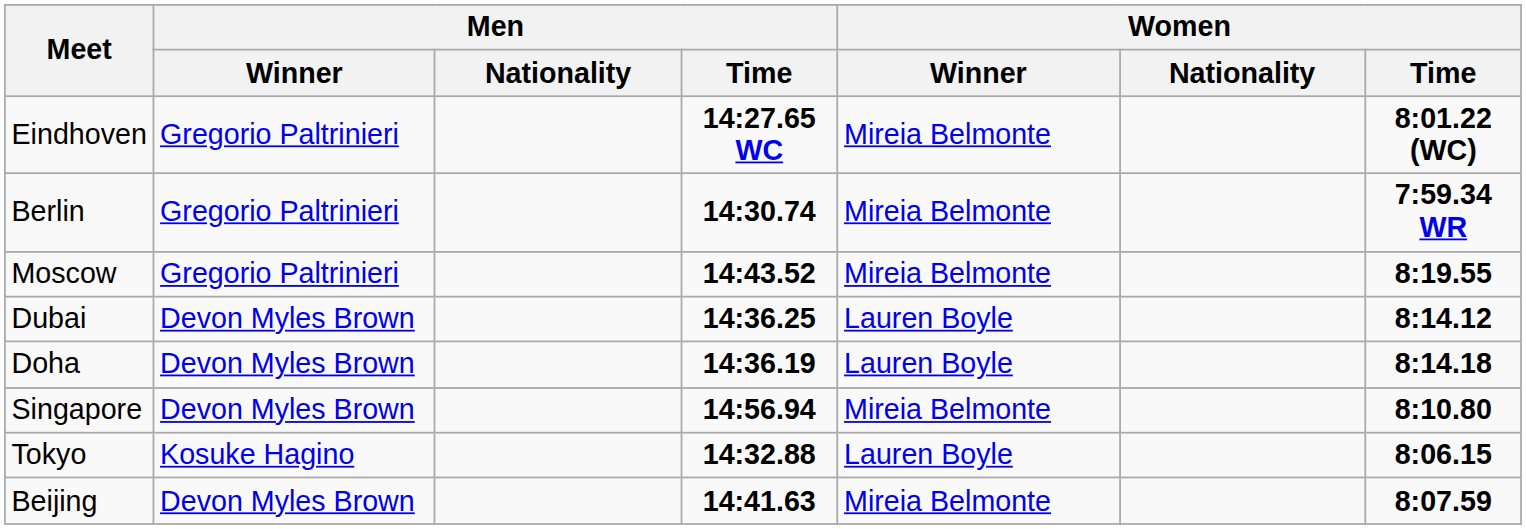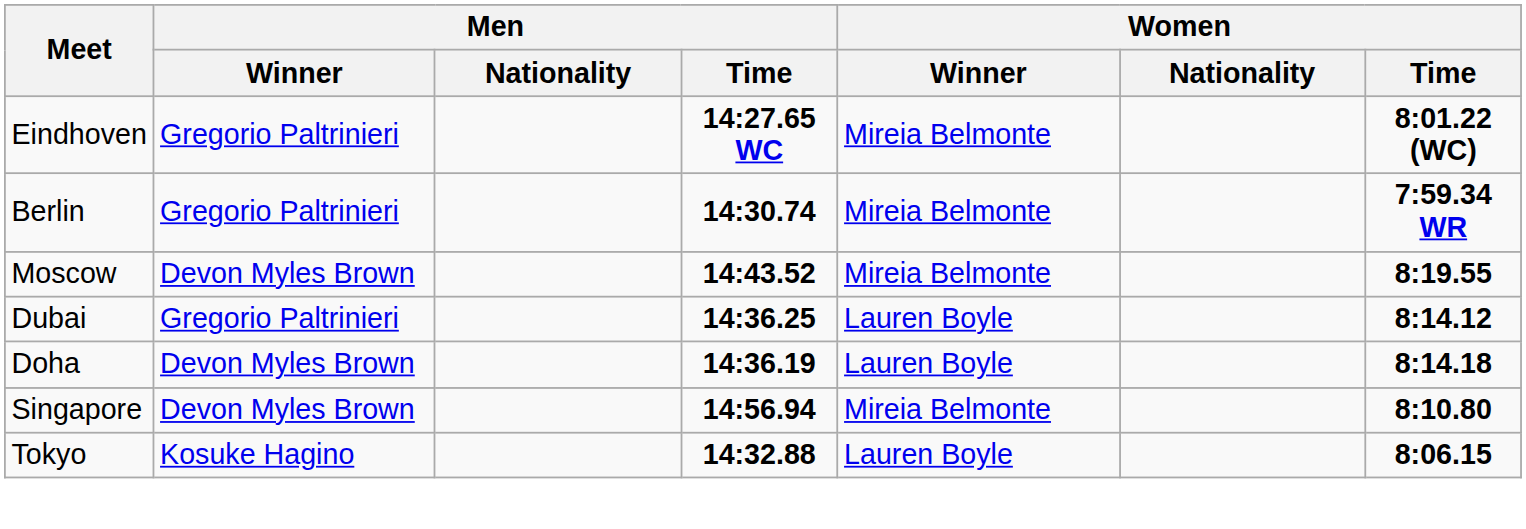(279, 273) Gregorio Paltrinieri -> (287, 273) Devon Myles Brown
(287, 318) Devon Myles Brown -> (279, 318) Gregorio Paltrinieri
- row: (54, 500)
